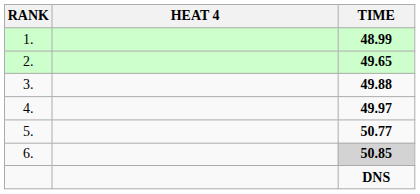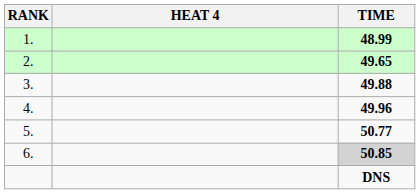(376, 108) 49.97 -> (376, 108) 49.96
